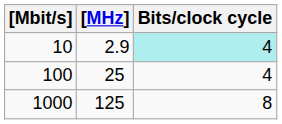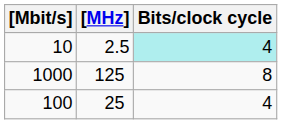(117, 47) 2.9 -> (117, 47) 2.5
rows swapped: (57, 75) <-> (52, 103)
